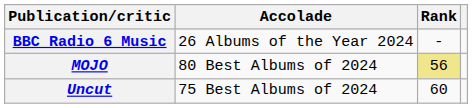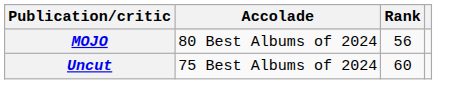- row: (90, 41)
(439, 66) khaki background -> (403, 41) no background
